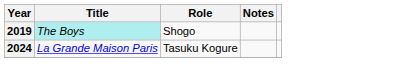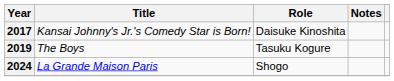+ row: (19, 31)
(61, 31) paleturquoise background -> (61, 48) no background
(179, 31) Shogo -> (293, 48) Tasuku Kogure
(200, 48) Tasuku Kogure -> (272, 66) Shogo
